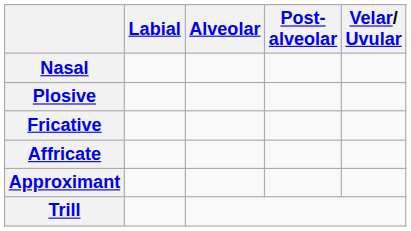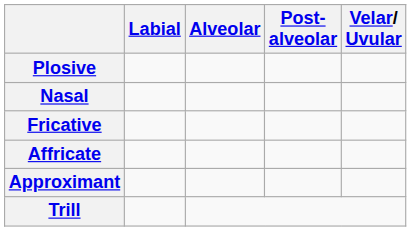rows swapped: (64, 67) <-> (64, 96)
